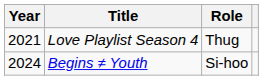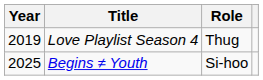(24, 39) 2021 -> (24, 39) 2019
(24, 63) 2024 -> (24, 63) 2025
